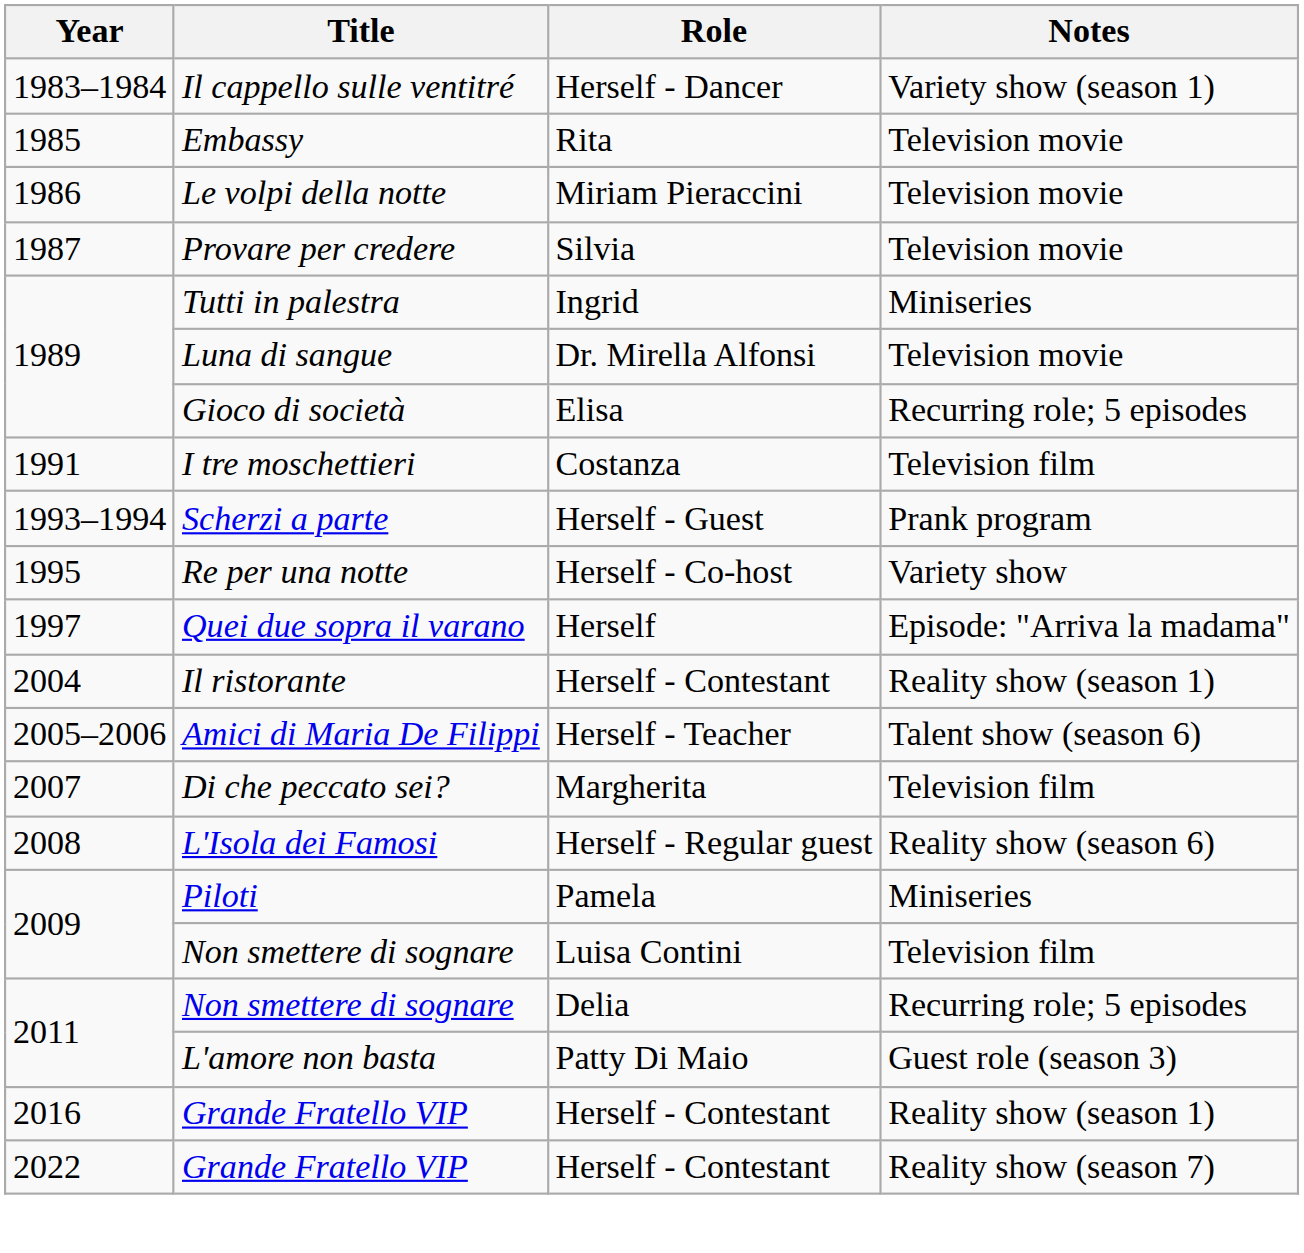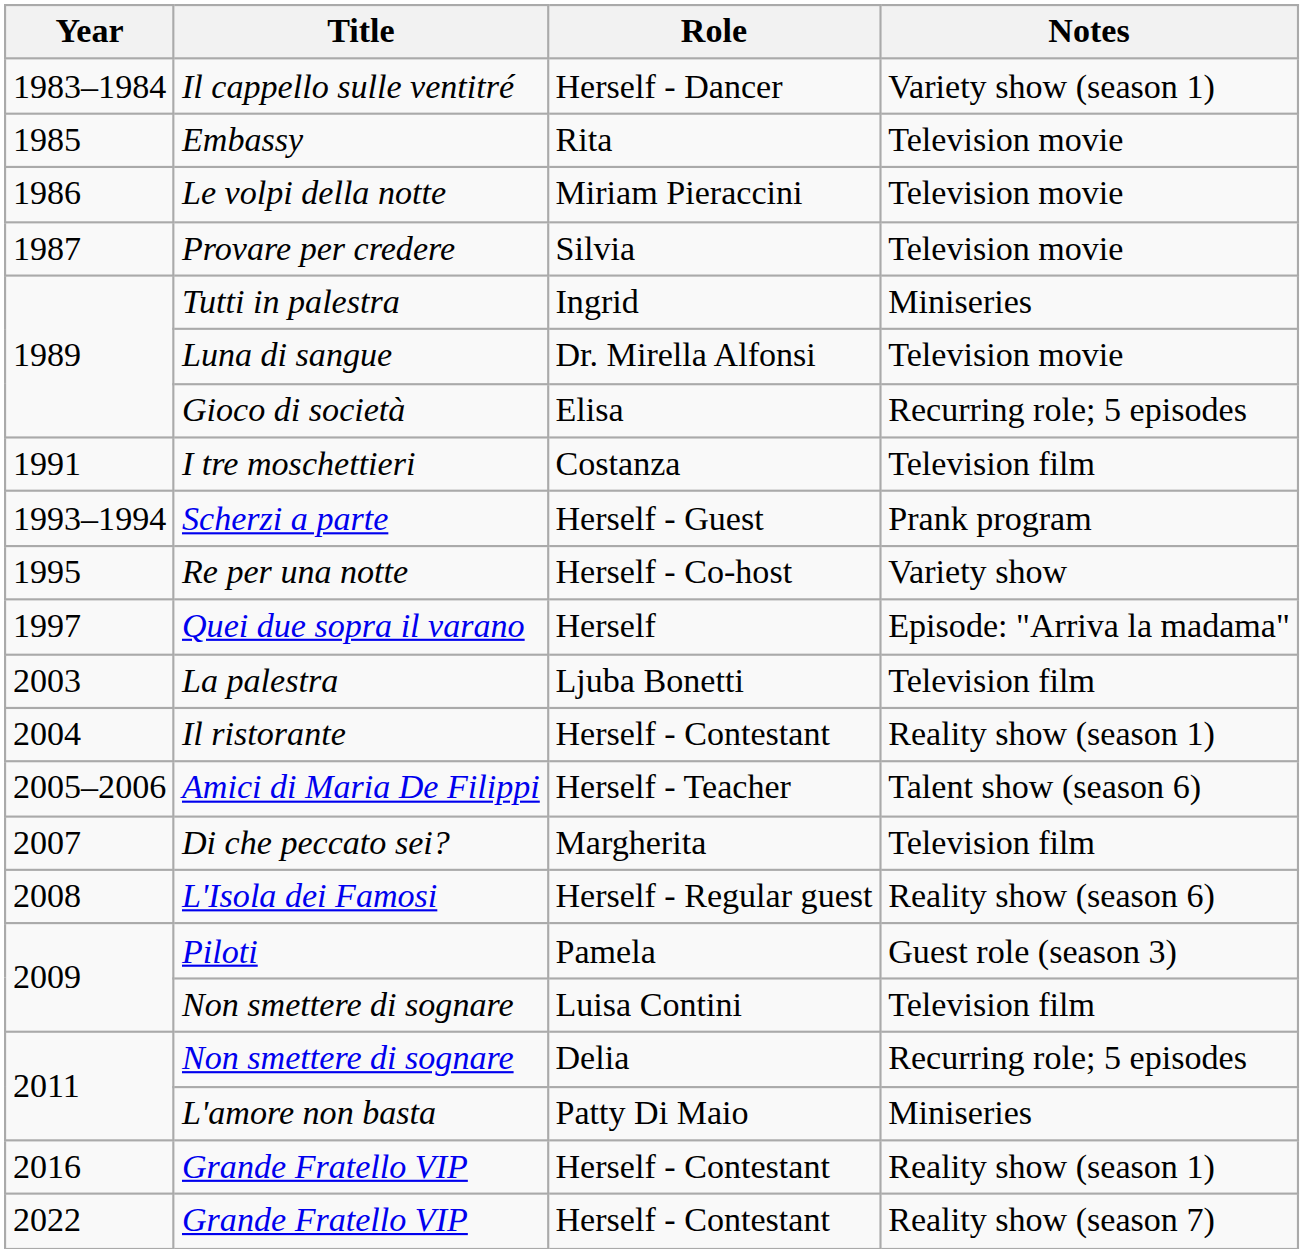+ row: (47, 680)
(960, 896) Miniseries -> (1033, 950) Guest role (season 3)
(1033, 1058) Guest role (season 3) -> (960, 1112) Miniseries
